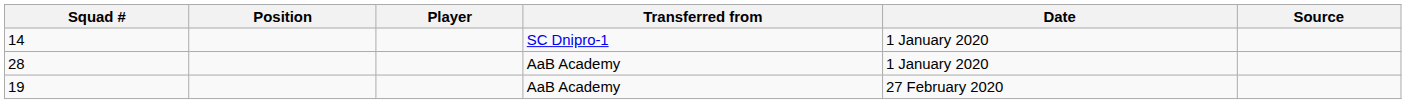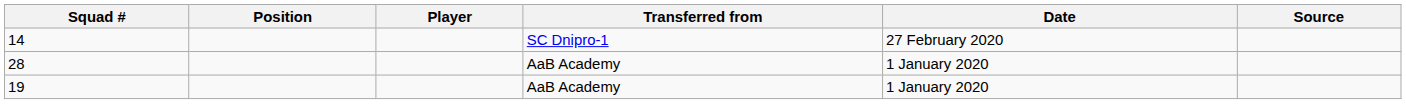(937, 40) 1 January 2020 -> (945, 40) 27 February 2020
(945, 87) 27 February 2020 -> (937, 87) 1 January 2020
